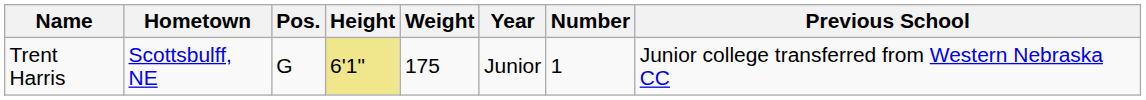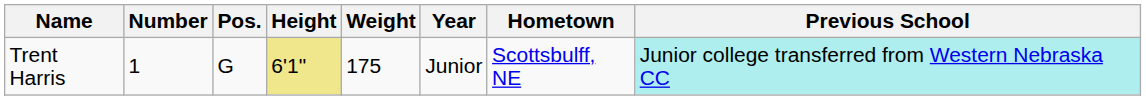columns swapped: (590, 21) <-> (198, 21)
(871, 66) no background -> (871, 66) paleturquoise background
